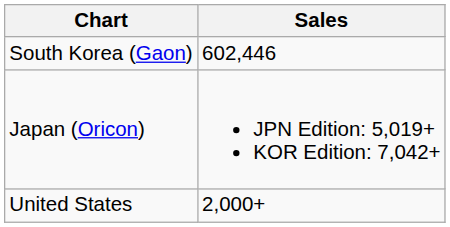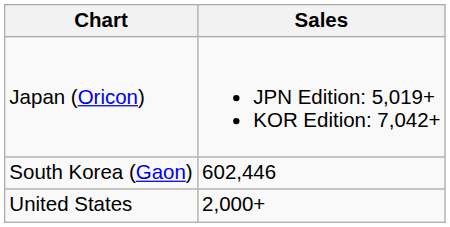rows swapped: (101, 53) <-> (77, 129)
